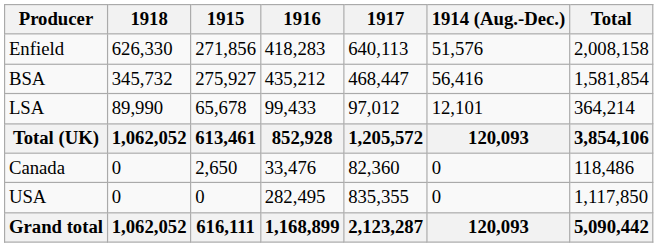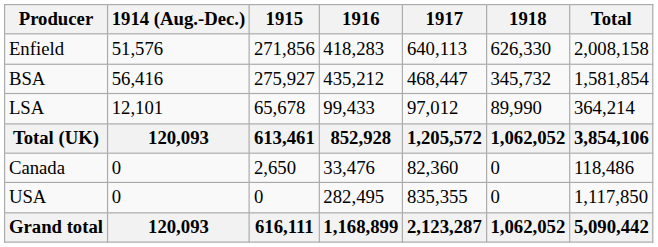columns swapped: (498, 19) <-> (149, 19)
